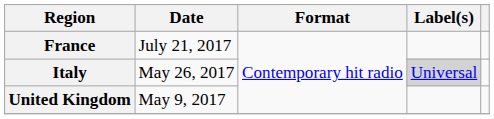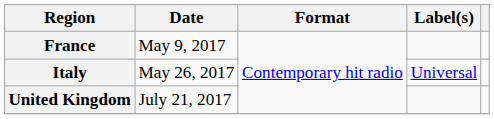(185, 45) July 21, 2017 -> (182, 45) May 9, 2017
(444, 72) lightgrey background -> (444, 72) no background
(182, 99) May 9, 2017 -> (185, 99) July 21, 2017
